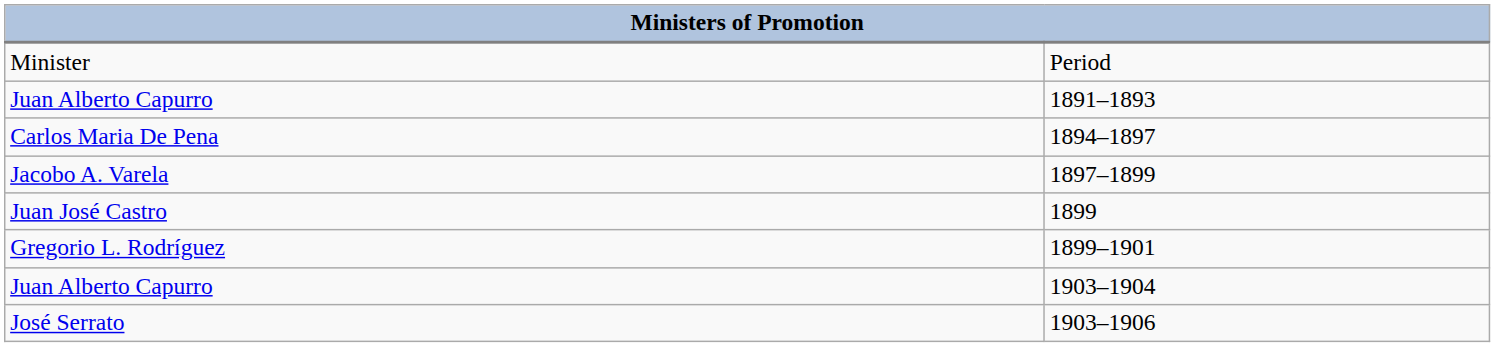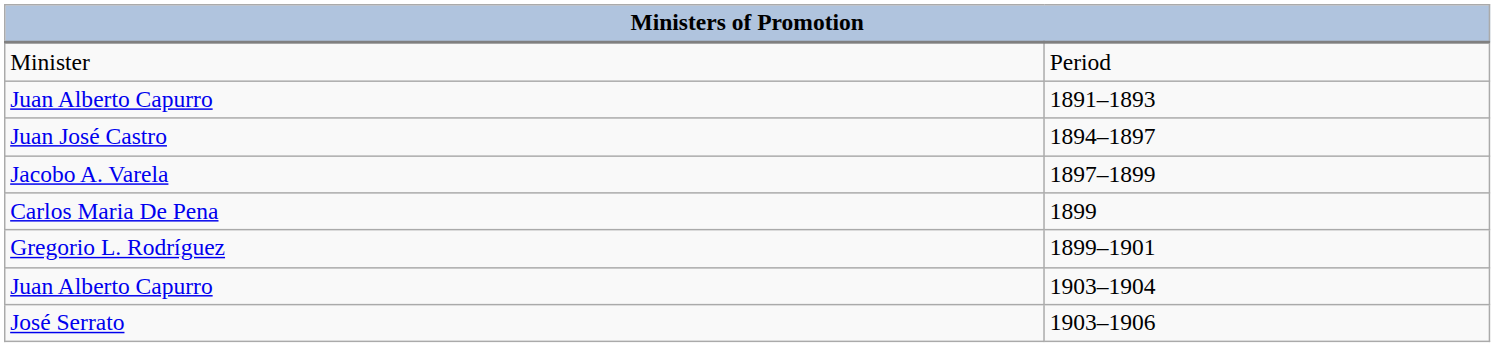(114, 136) Carlos Maria De Pena -> (89, 136) Juan José Castro
(89, 211) Juan José Castro -> (114, 211) Carlos Maria De Pena
